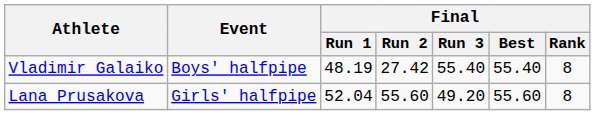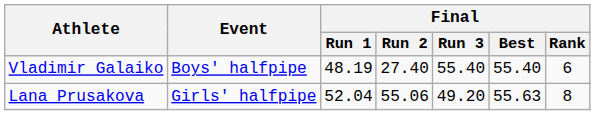(405, 69) 27.42 -> (405, 69) 27.40
(567, 69) 8 -> (567, 69) 6
(405, 96) 55.60 -> (405, 96) 55.06
(517, 96) 55.60 -> (517, 96) 55.63
